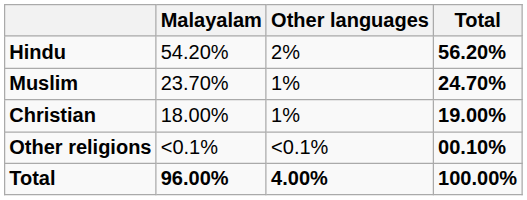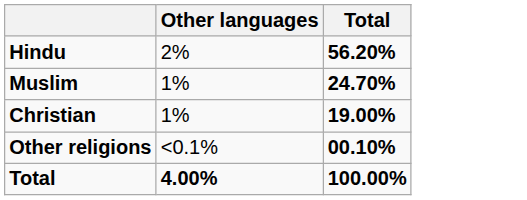- column: (211, 20)
